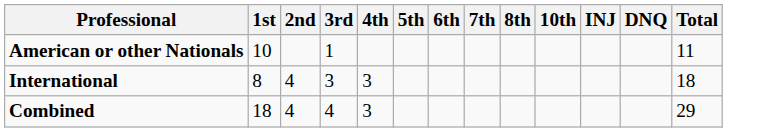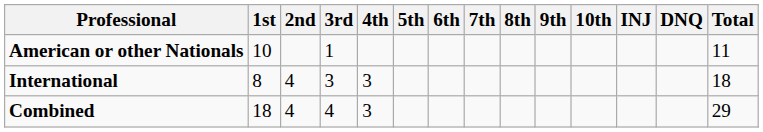+ column: (553, 19)
